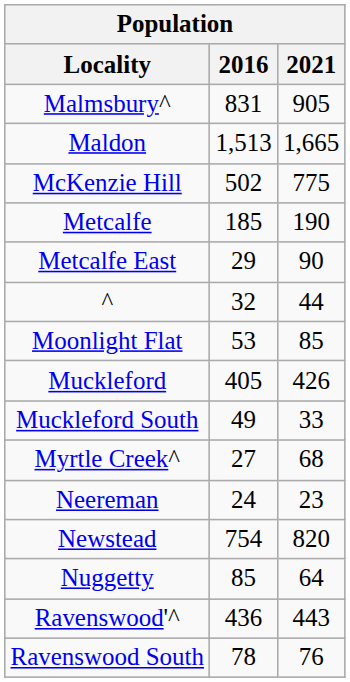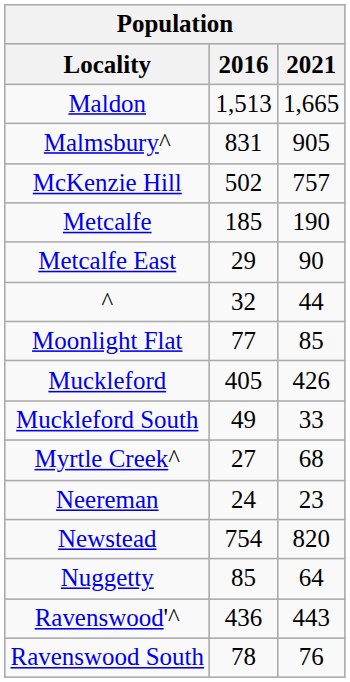rows swapped: (107, 143) <-> (107, 103)
(311, 182) 775 -> (311, 182) 757
(244, 340) 53 -> (244, 340) 77
